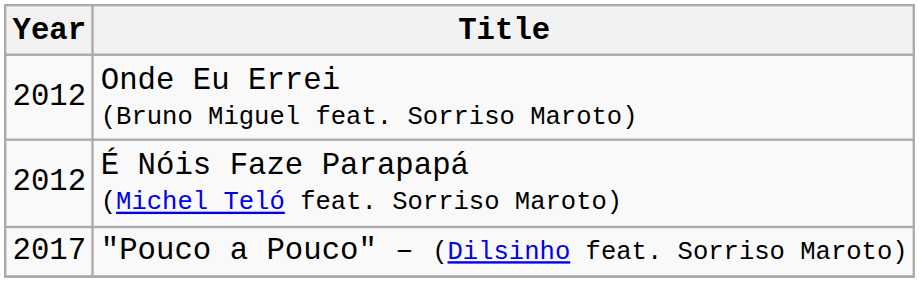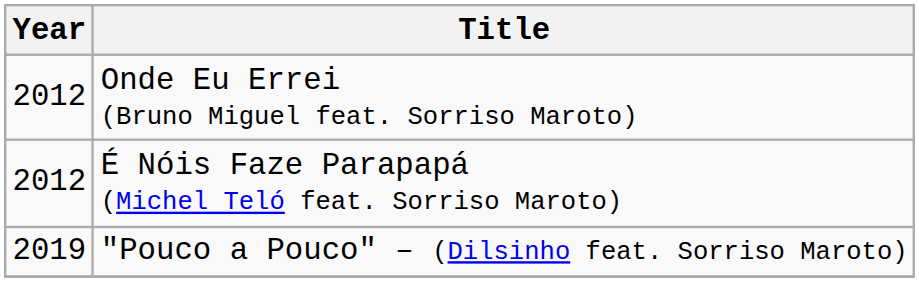(49, 251) 2017 -> (49, 251) 2019
